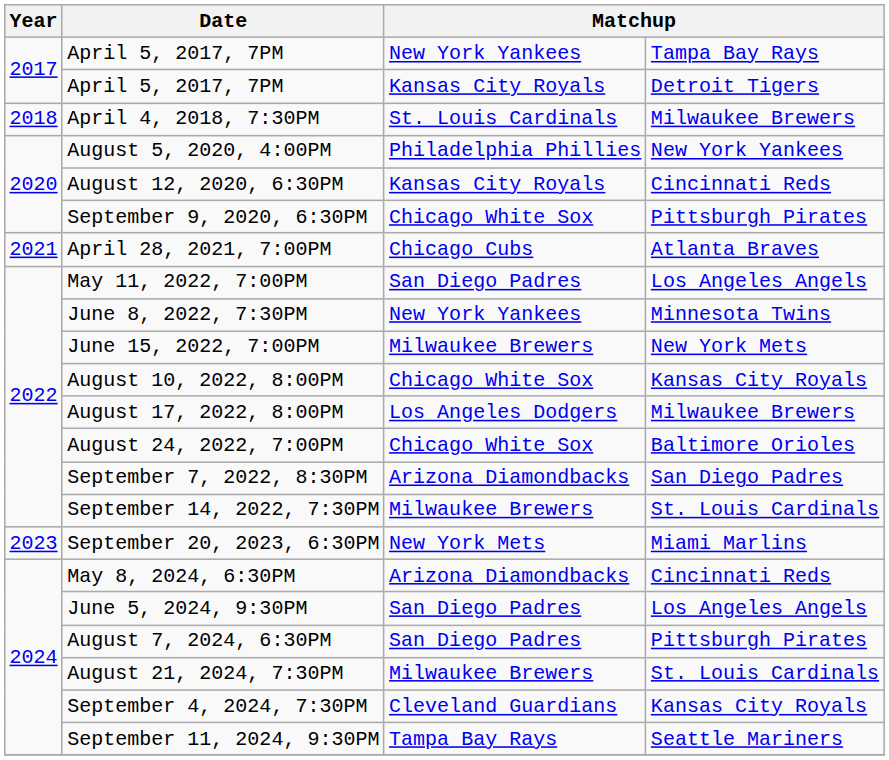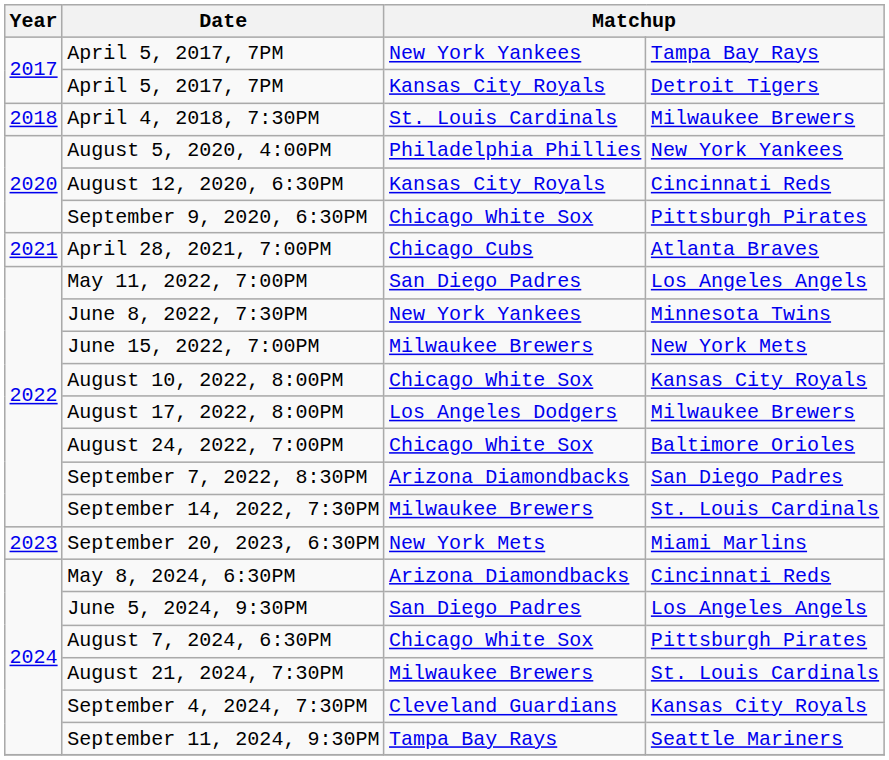(485, 641) San Diego Padres -> (491, 641) Chicago White Sox
